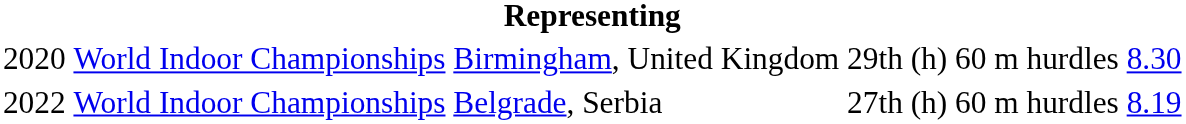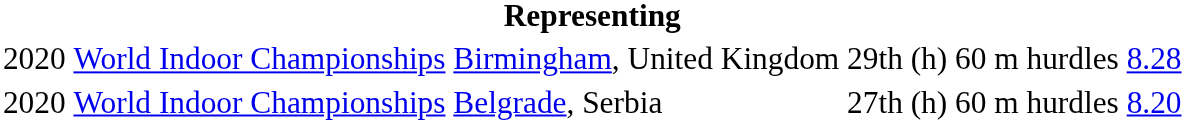(1154, 59) 8.30 -> (1154, 59) 8.28
(34, 102) 2022 -> (34, 102) 2020
(1154, 102) 8.19 -> (1154, 102) 8.20
